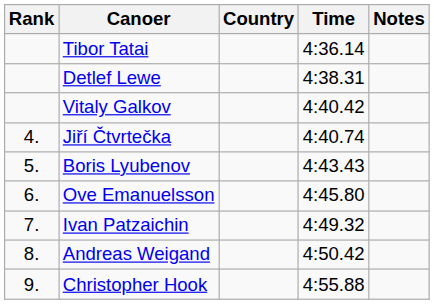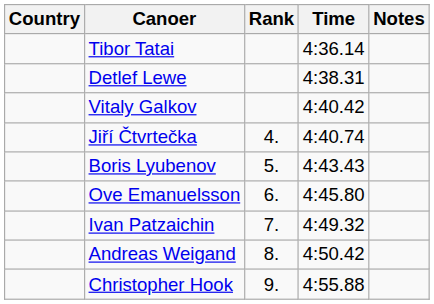columns swapped: (32, 19) <-> (259, 19)
